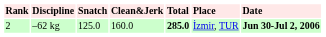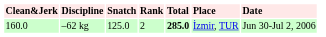columns swapped: (17, 11) <-> (137, 11)
(281, 26) bold -> (279, 26) normal
